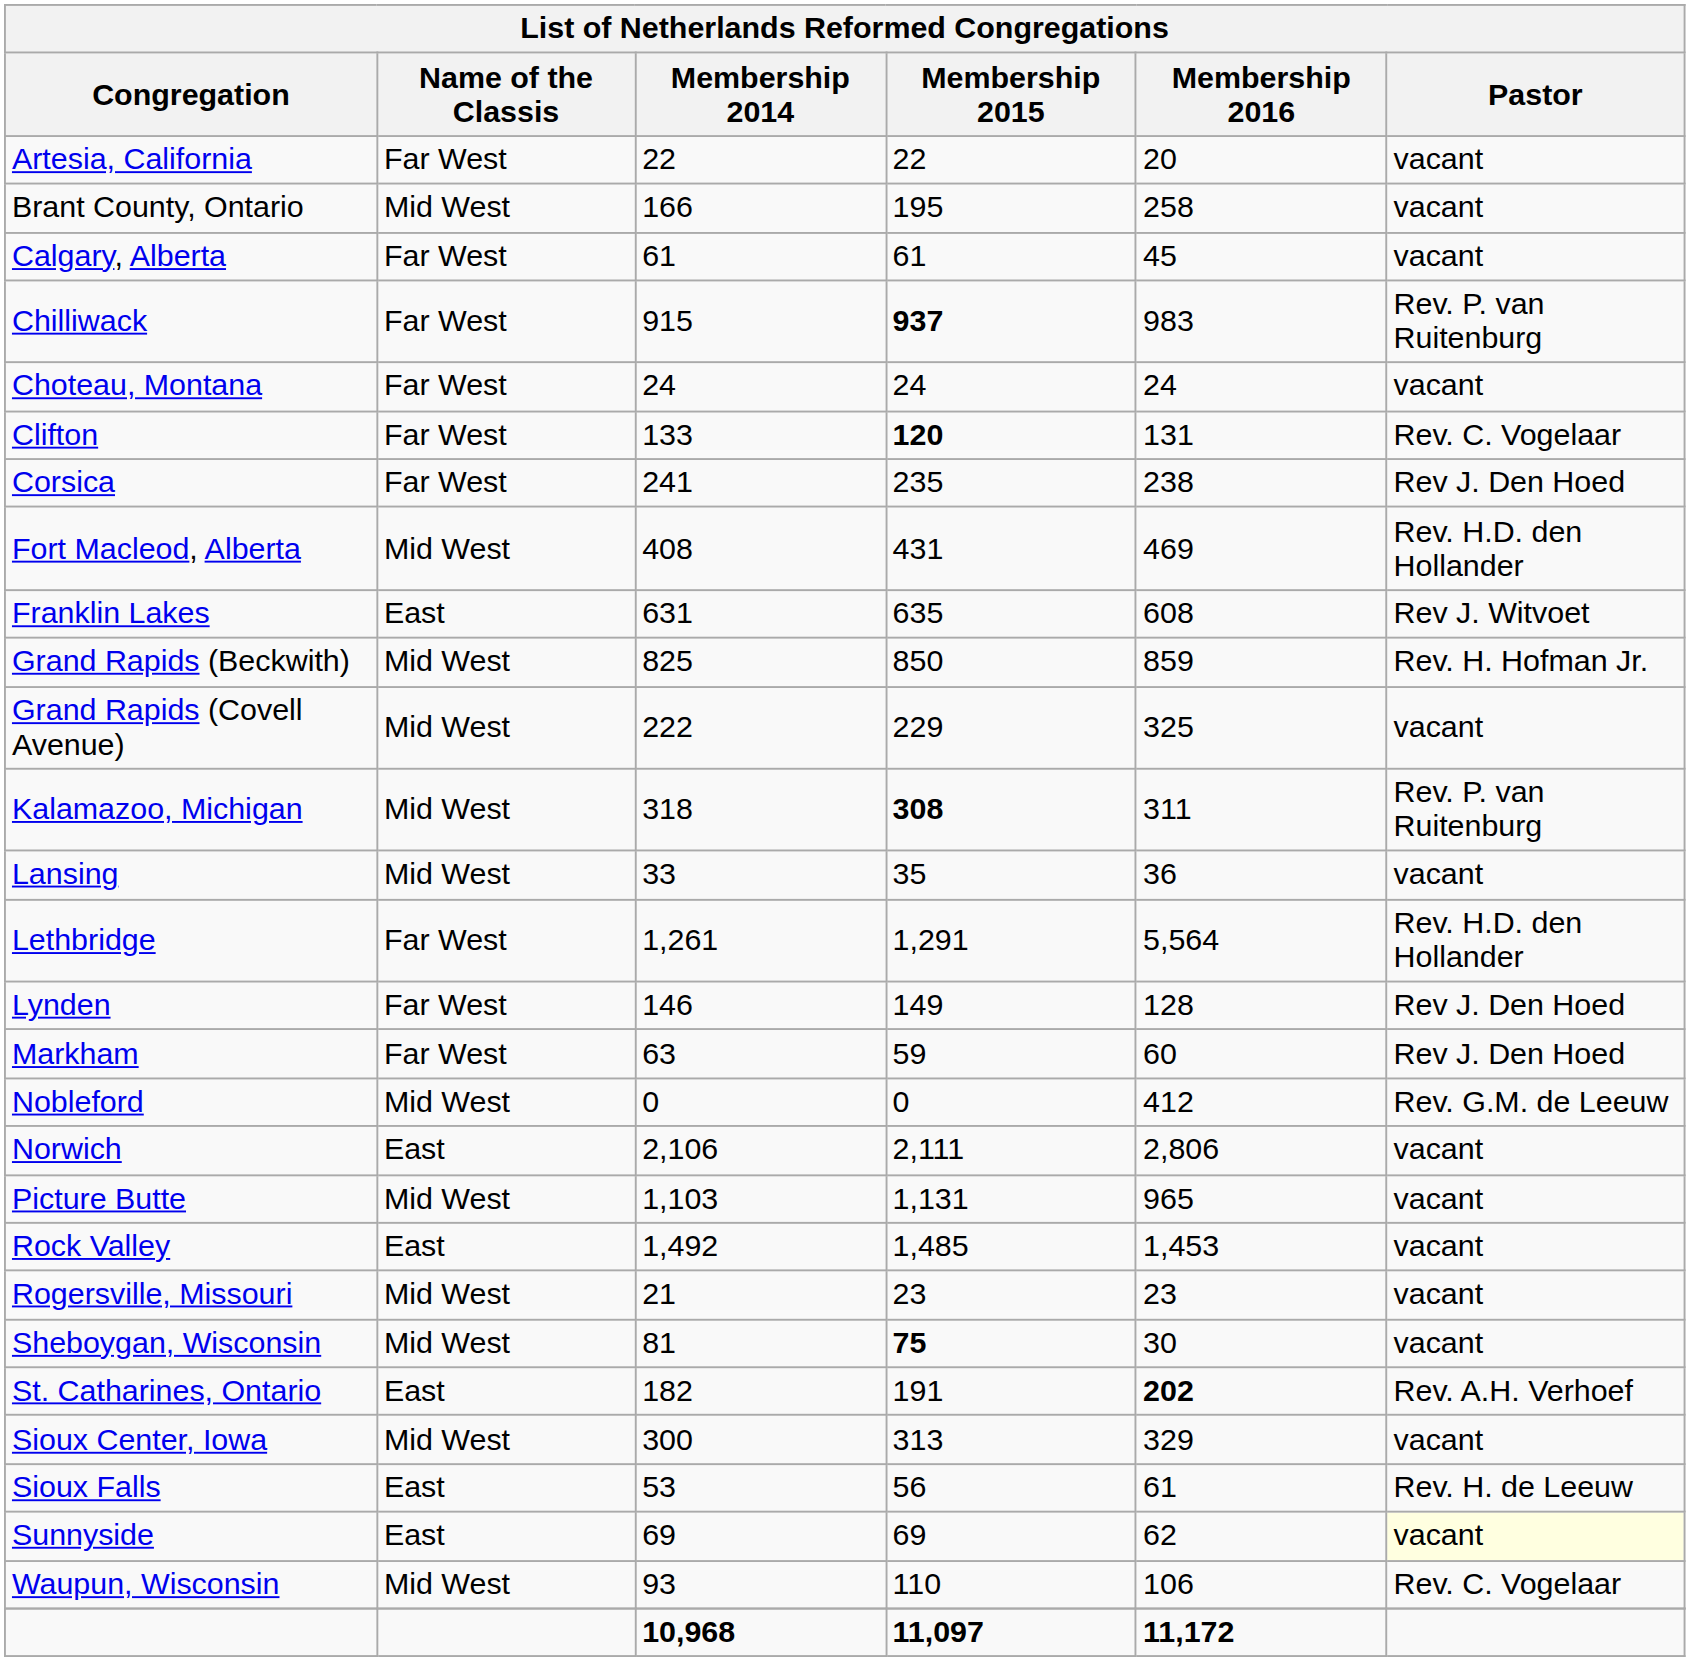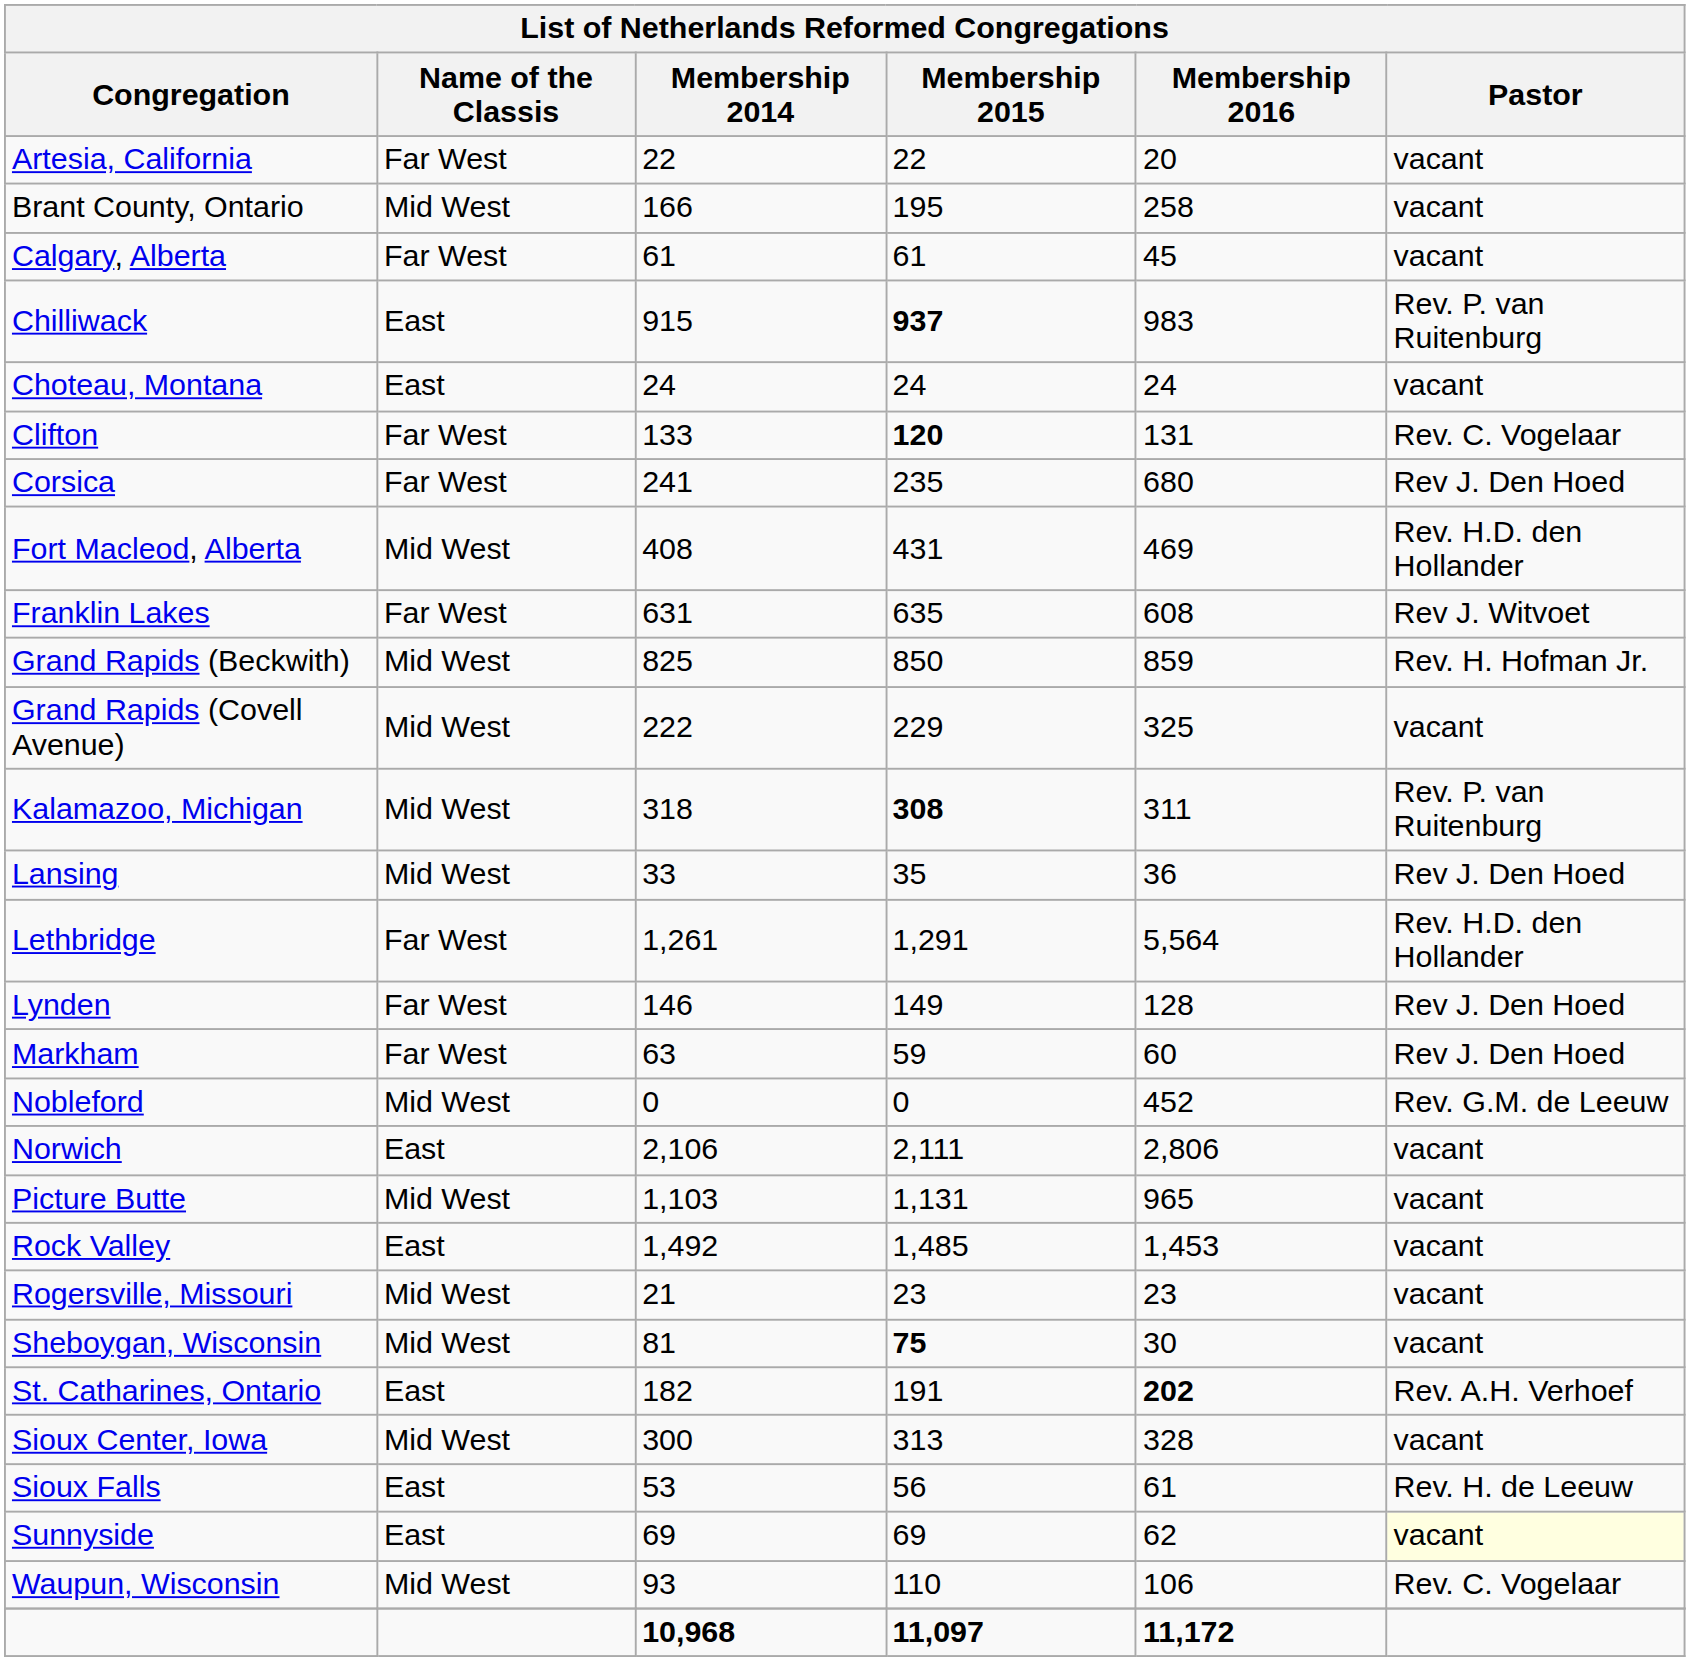(445, 320) Far West -> (414, 320) East
(445, 386) Far West -> (414, 386) East
(1168, 482) 238 -> (1168, 482) 680
(414, 613) East -> (445, 613) Far West
(1438, 874) vacant -> (1509, 874) Rev J. Den Hoed
(1168, 1101) 412 -> (1168, 1101) 452
(1168, 1439) 329 -> (1168, 1439) 328
